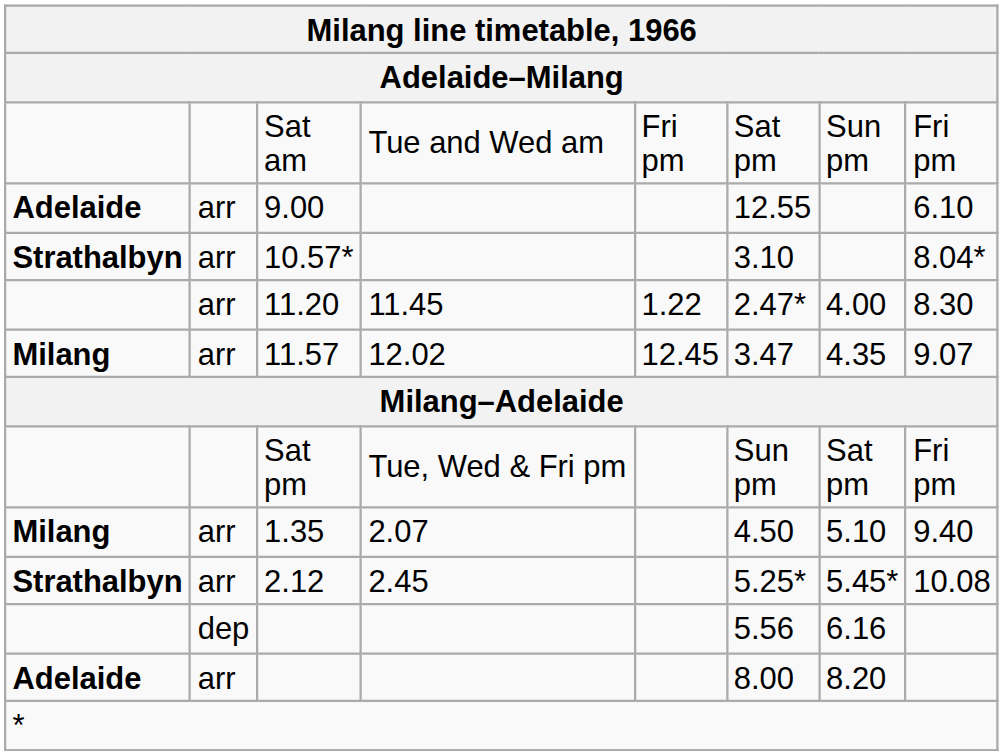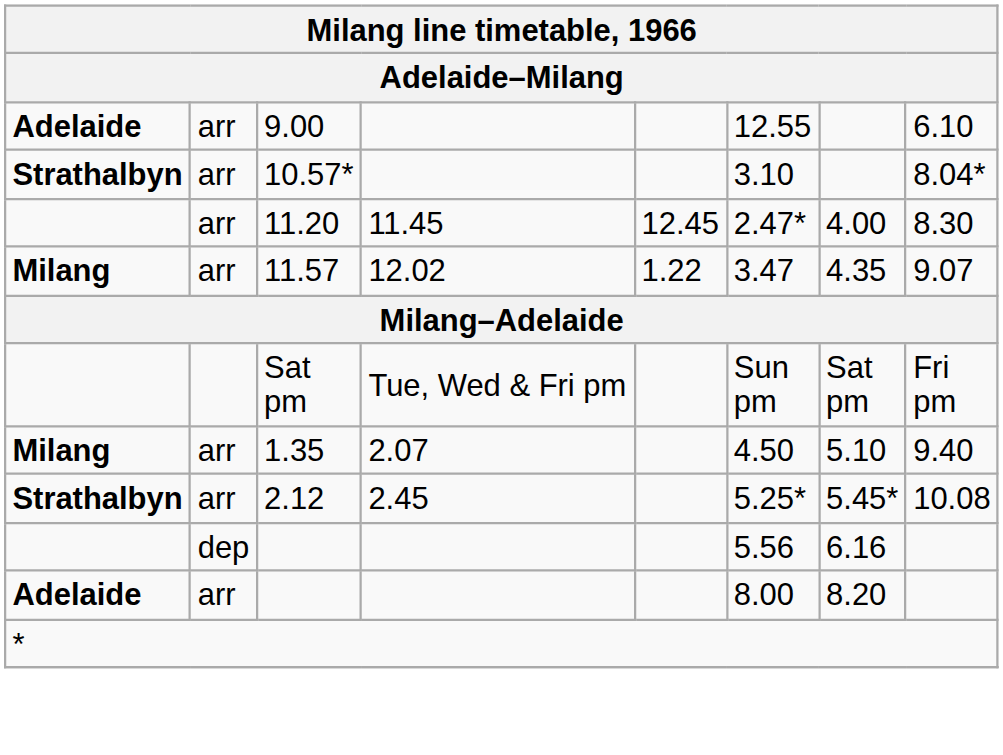- row: (98, 143)
(672, 305) 1.22 -> (680, 223) 12.45
(680, 353) 12.45 -> (672, 271) 1.22
